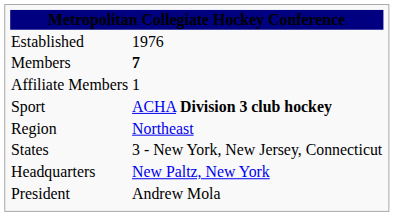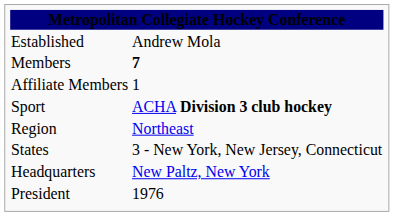(148, 41) 1976 -> (176, 41) Andrew Mola
(176, 194) Andrew Mola -> (148, 194) 1976
